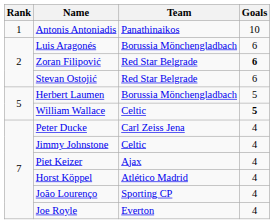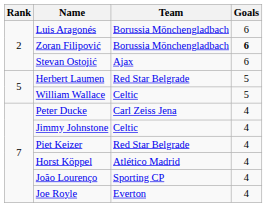- row: (76, 29)
(159, 62) Red Star Belgrade -> (171, 45) Borussia Mönchengladbach
(159, 78) Red Star Belgrade -> (123, 62) Ajax
(179, 95) Borussia Mönchengladbach -> (151, 78) Red Star Belgrade
(255, 111) bold -> (246, 95) normal
(131, 161) Ajax -> (151, 144) Red Star Belgrade
